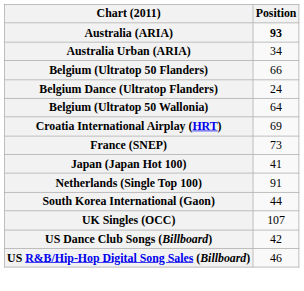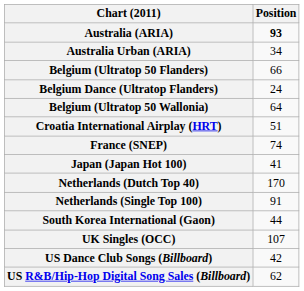(276, 126) 69 -> (276, 126) 51
(276, 145) 73 -> (276, 145) 74
+ row: (129, 182)
(276, 257) 46 -> (276, 276) 62
